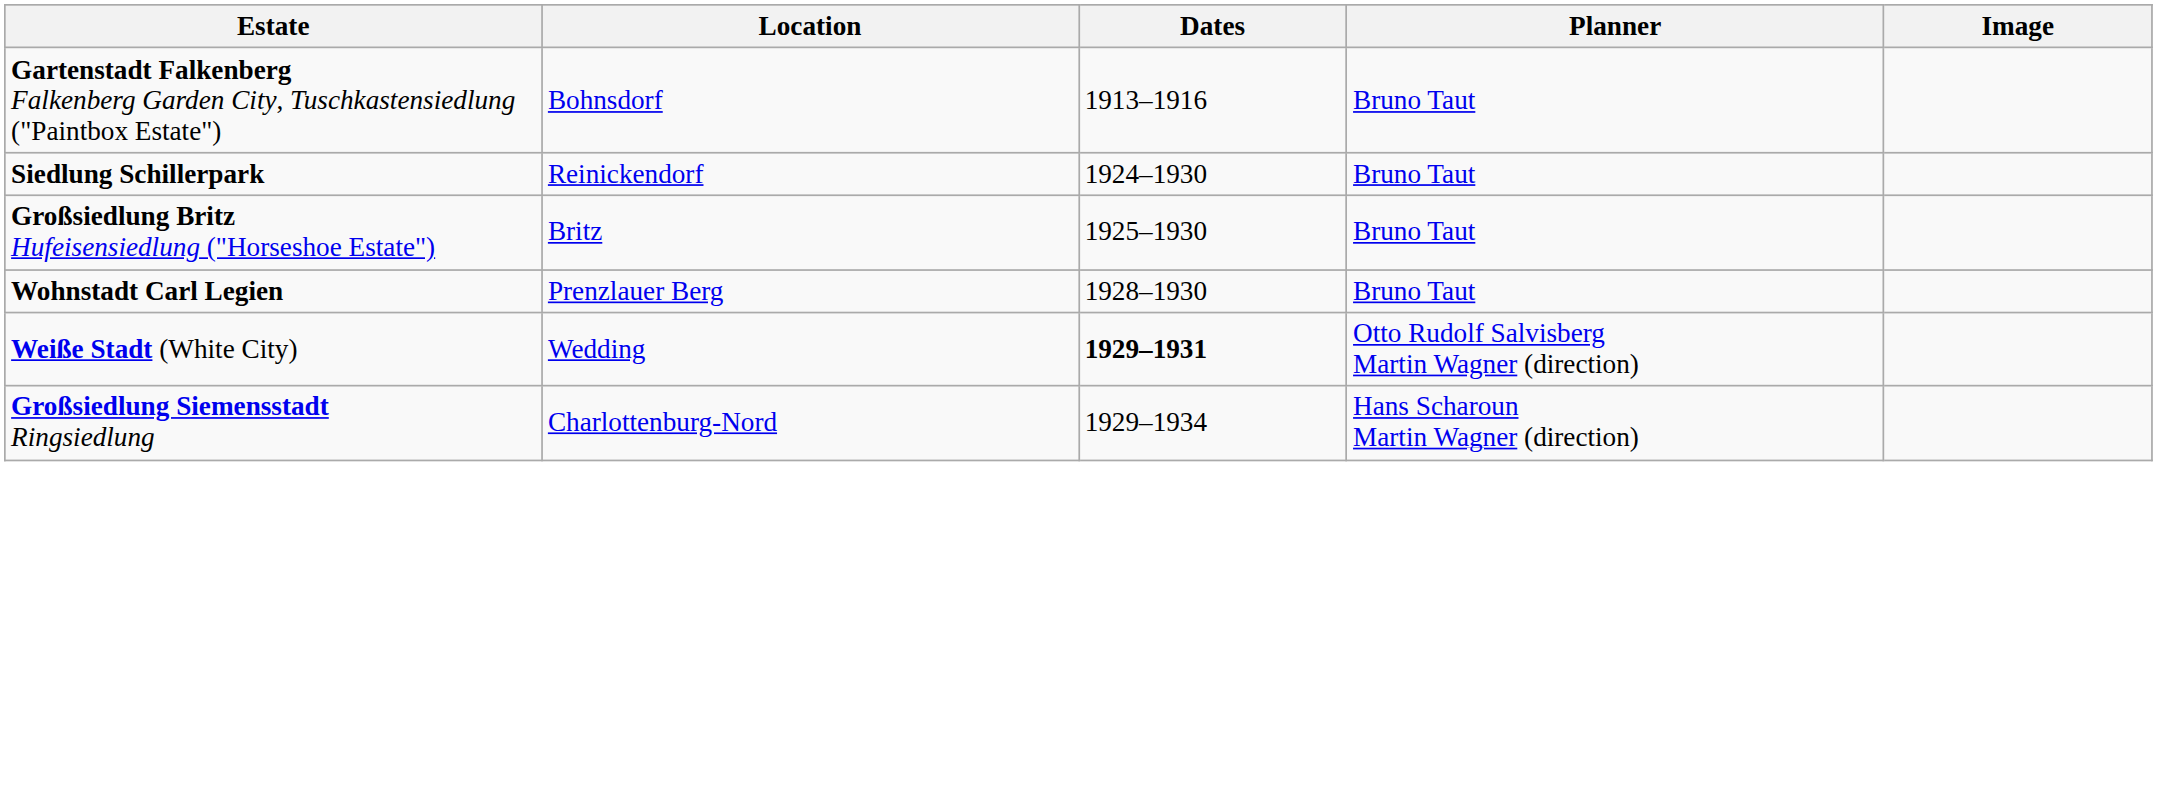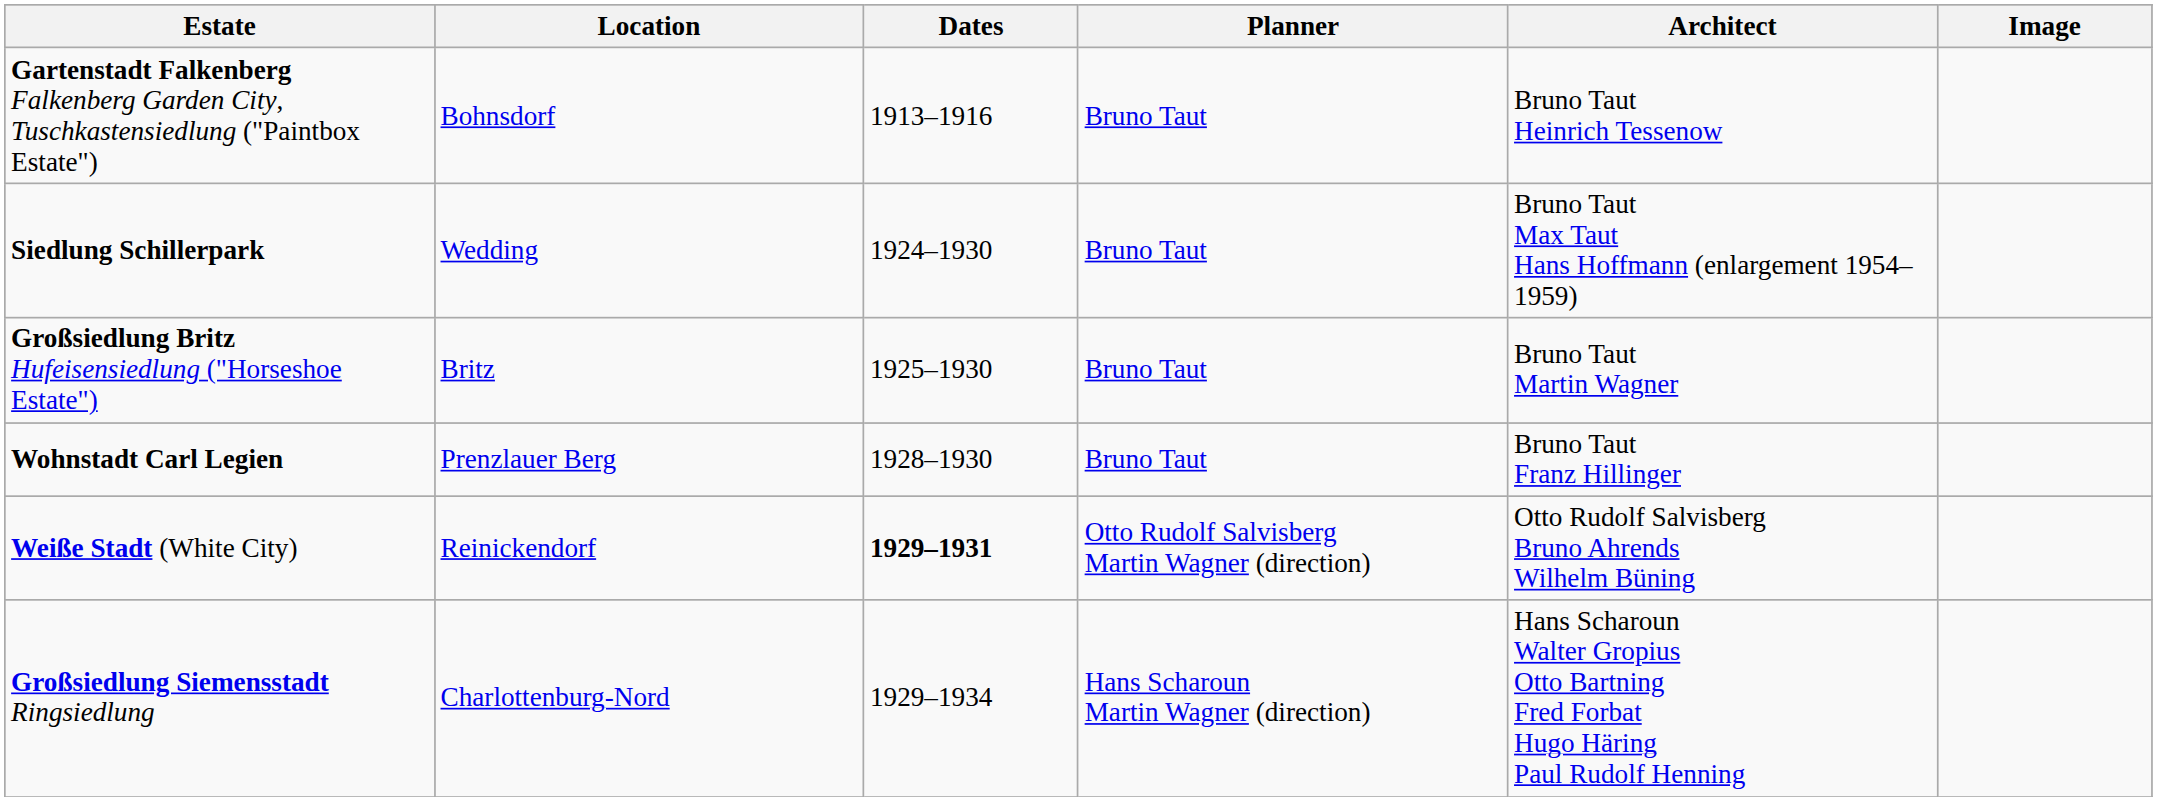+ column: (1722, 26)
(626, 173) Reinickendorf -> (489, 250) Wedding
(597, 348) Wedding -> (518, 547) Reinickendorf
